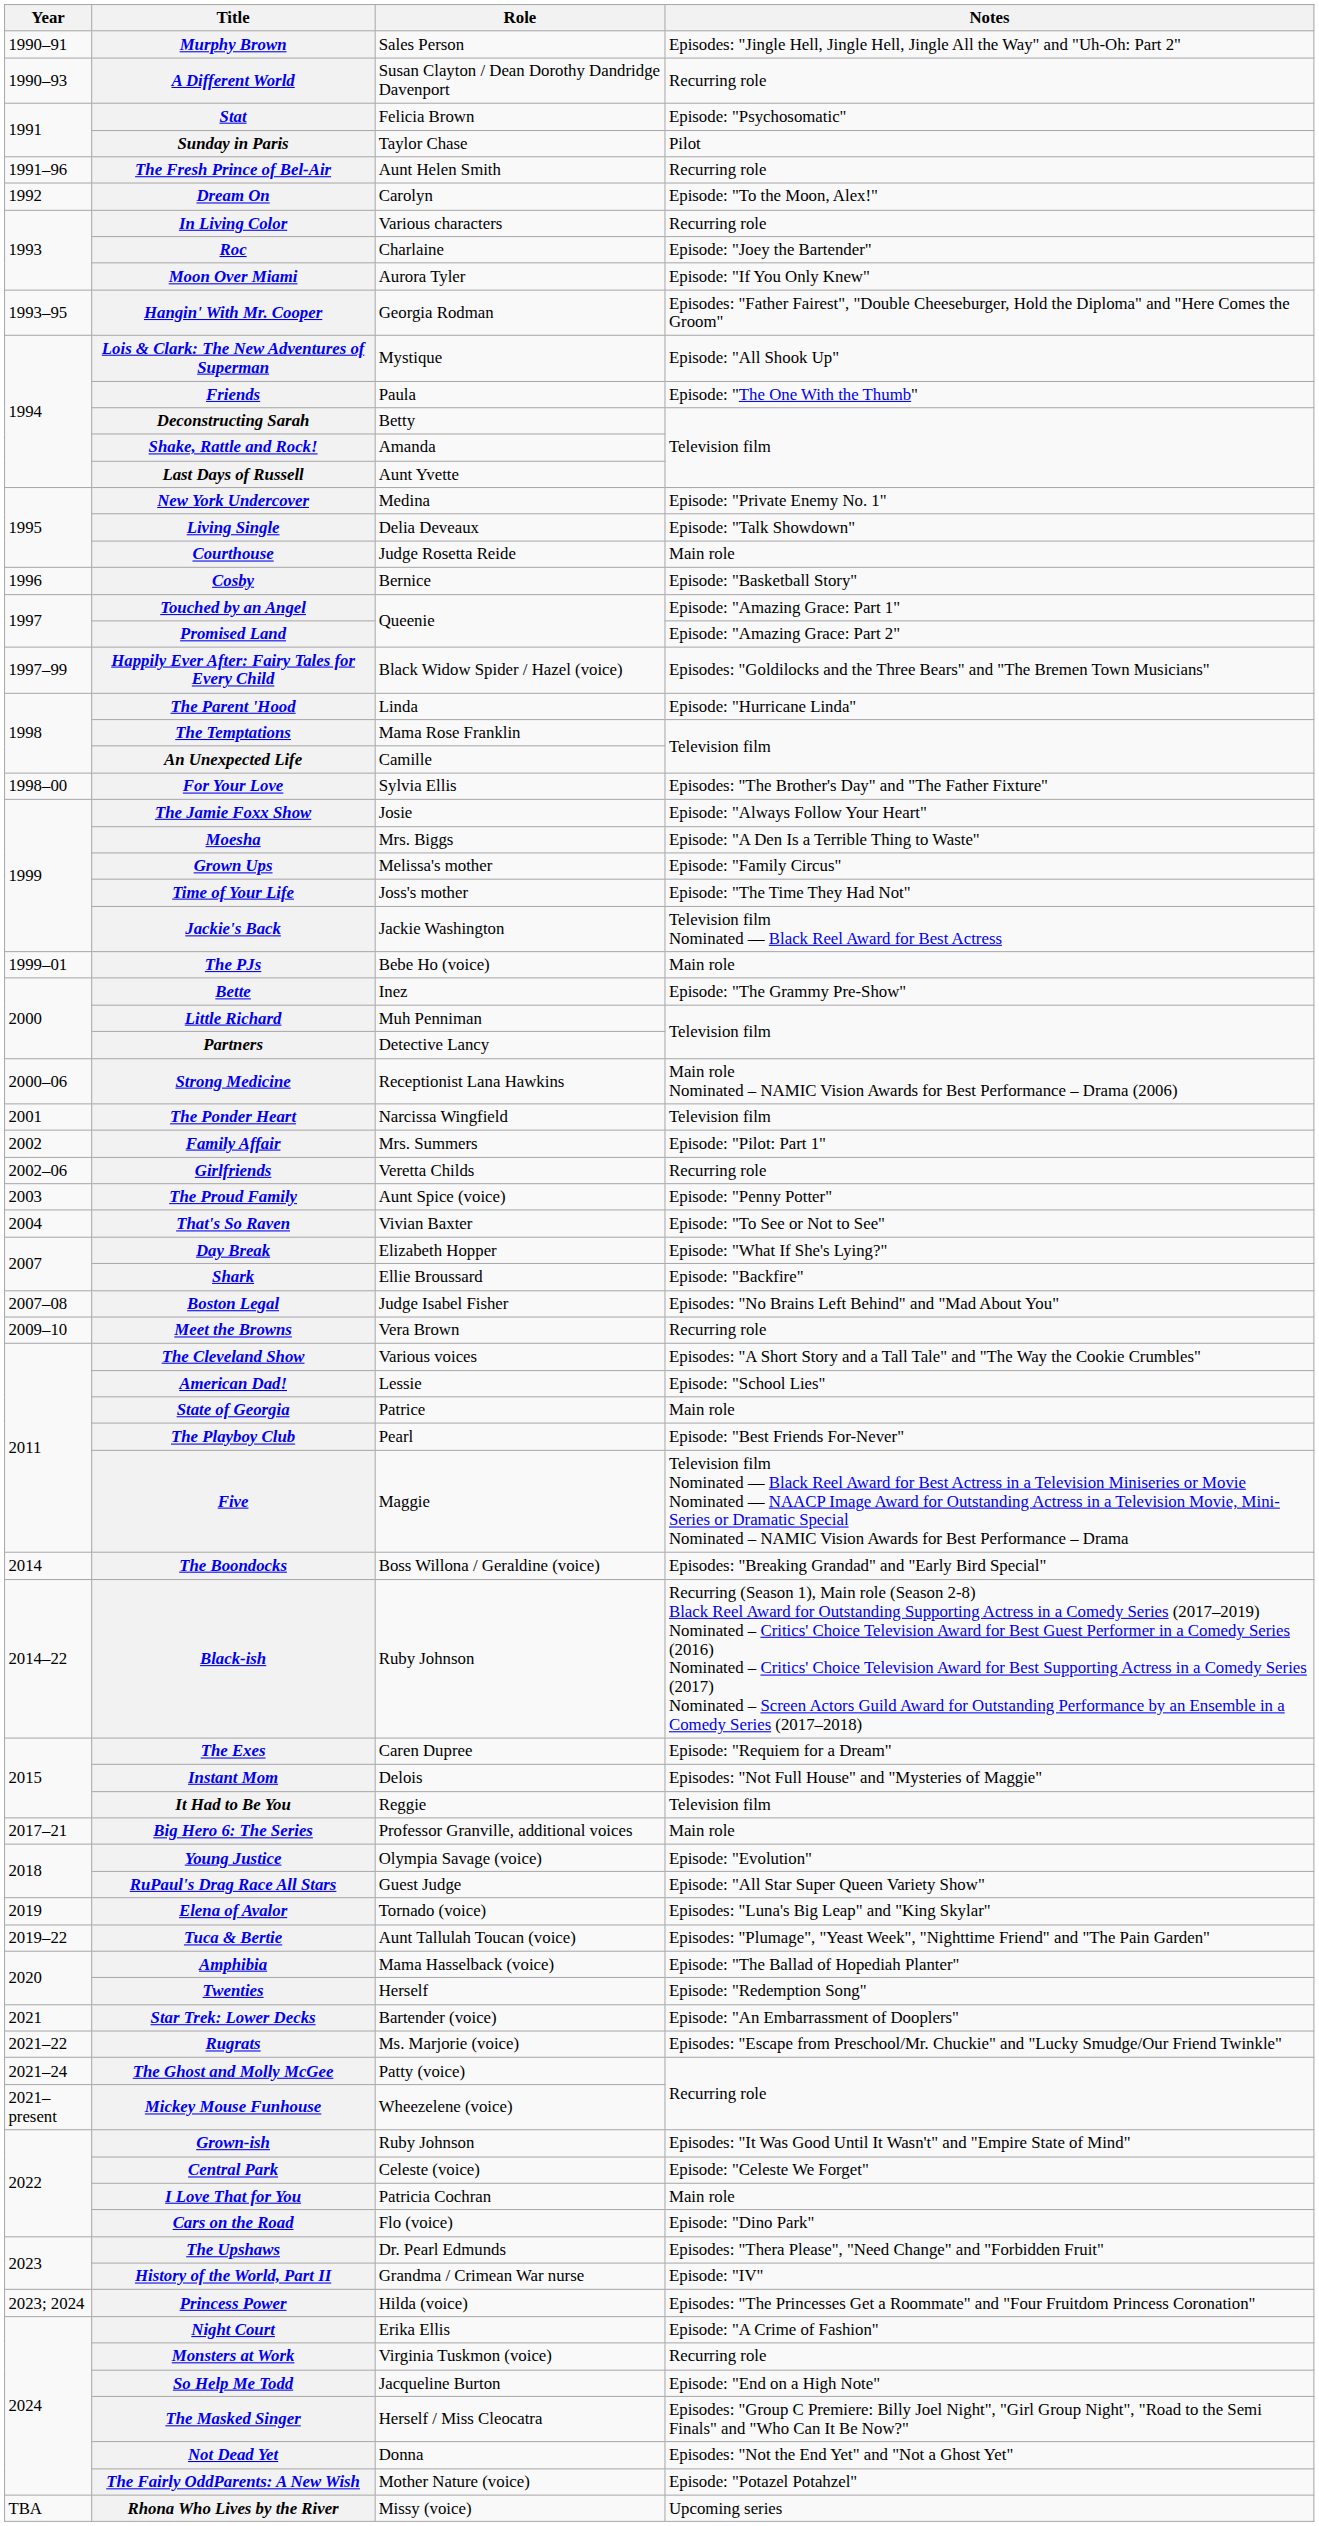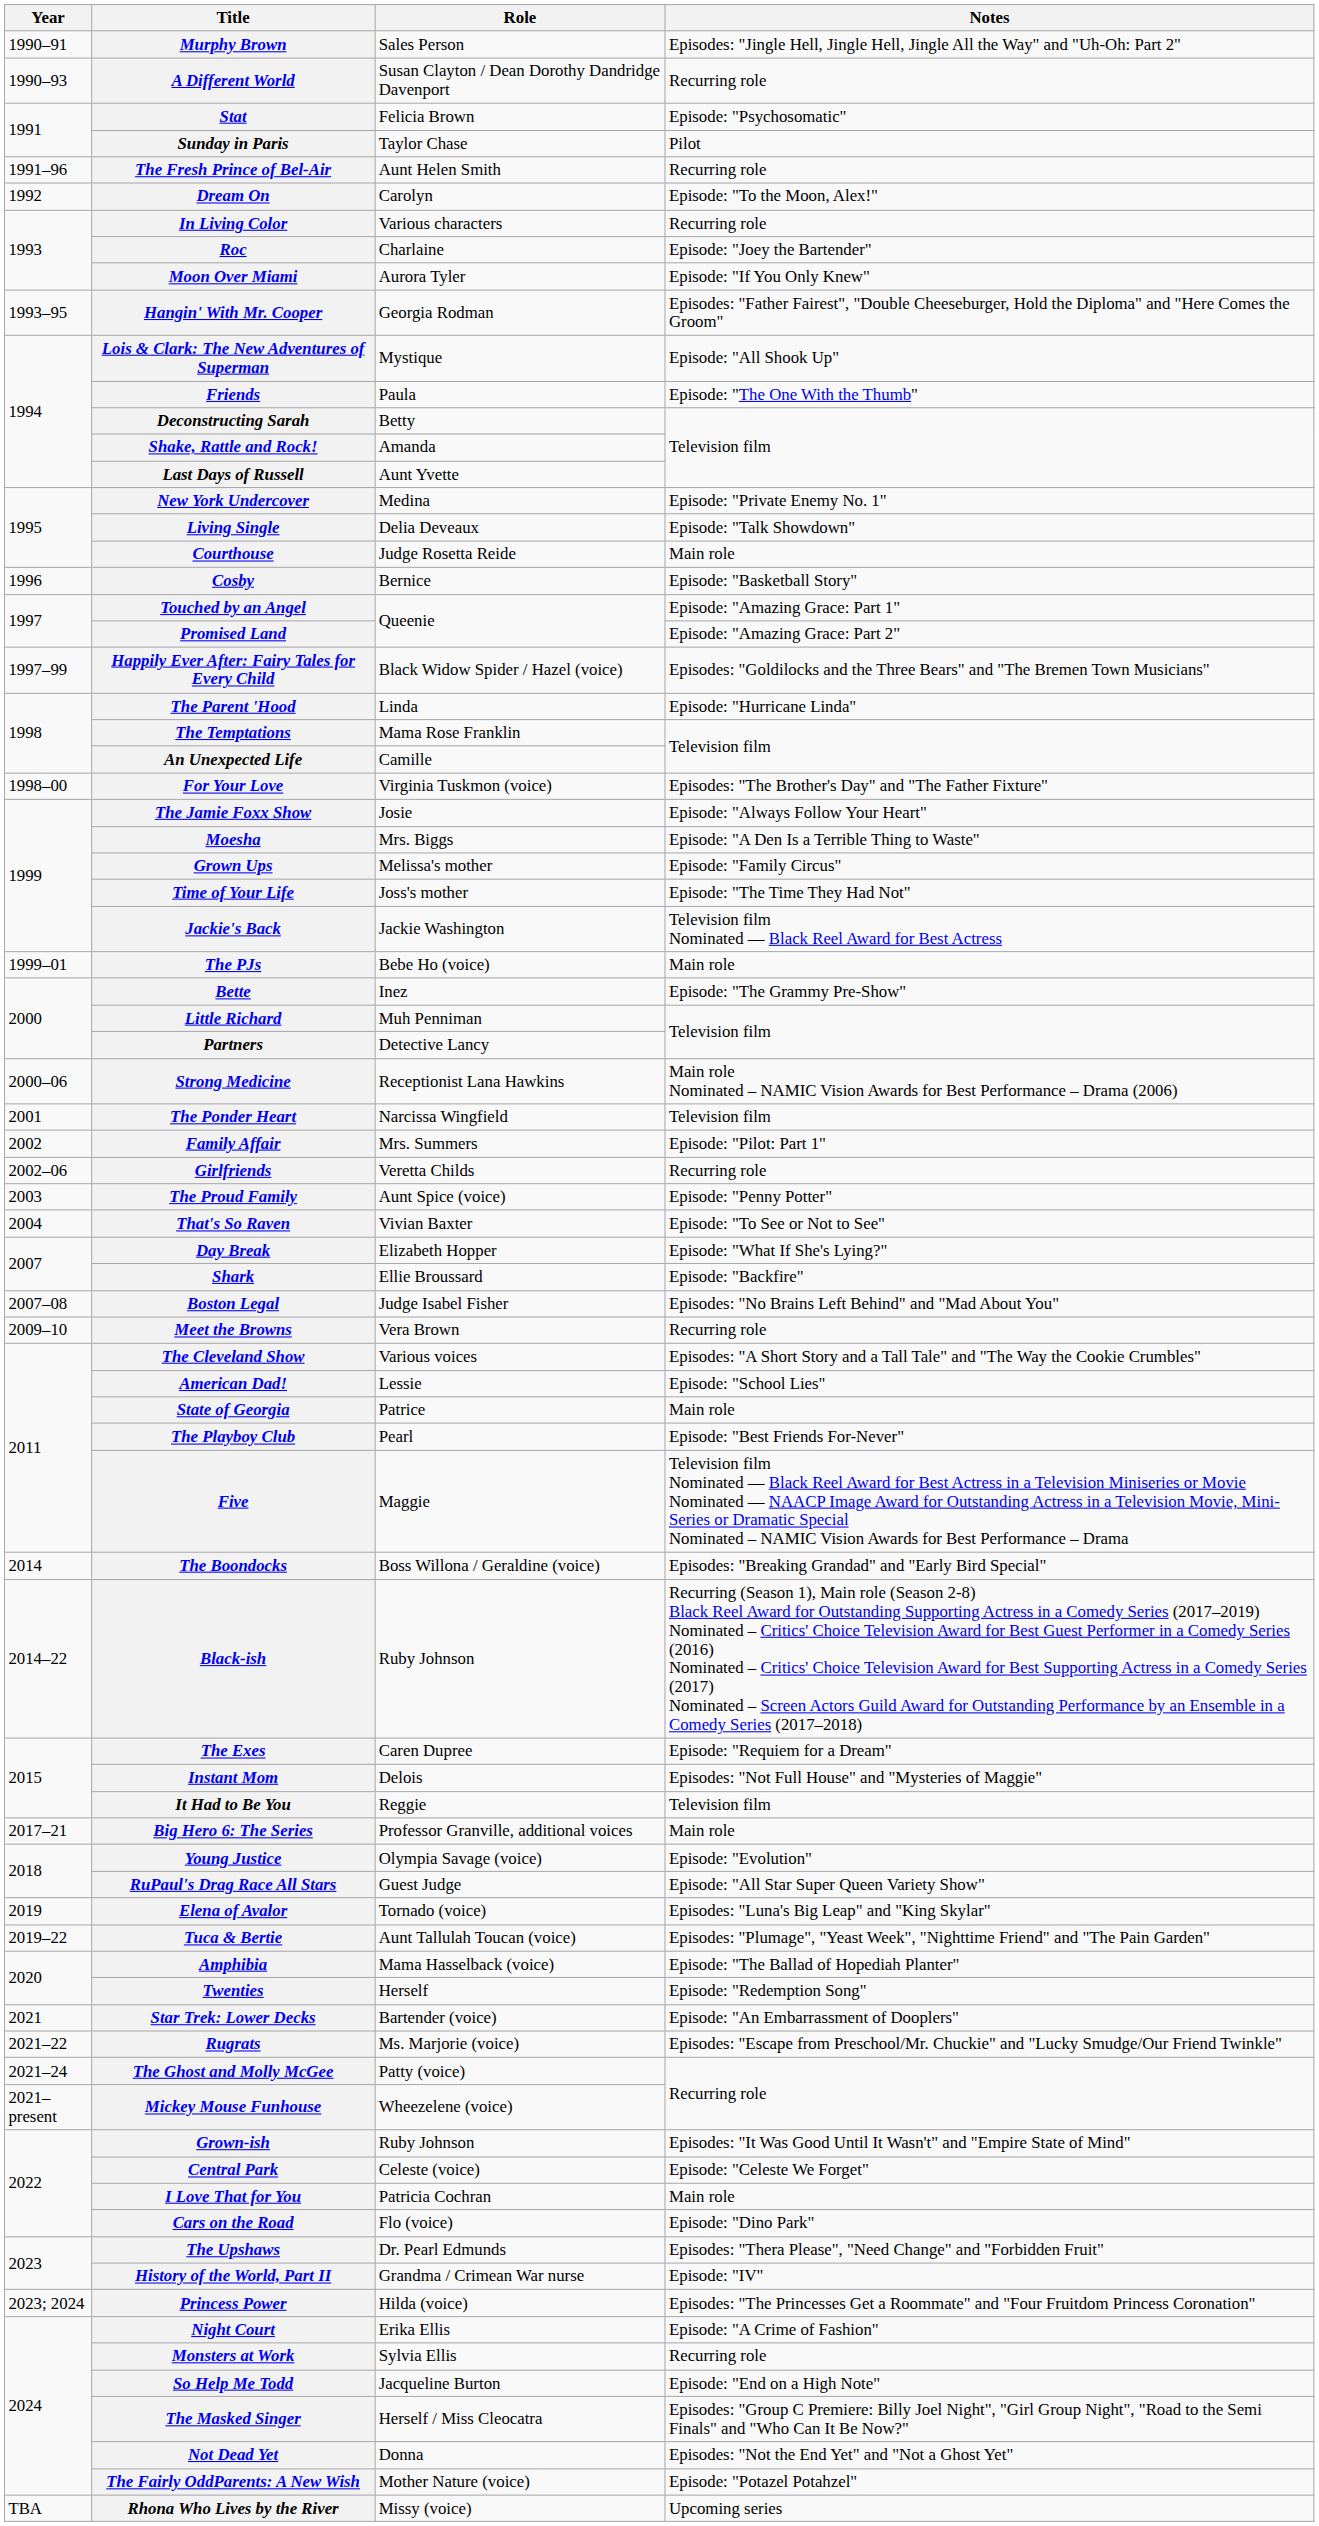(418, 786) Sylvia Ellis -> (465, 786) Virginia Tuskmon (voice)
(465, 2356) Virginia Tuskmon (voice) -> (418, 2356) Sylvia Ellis
